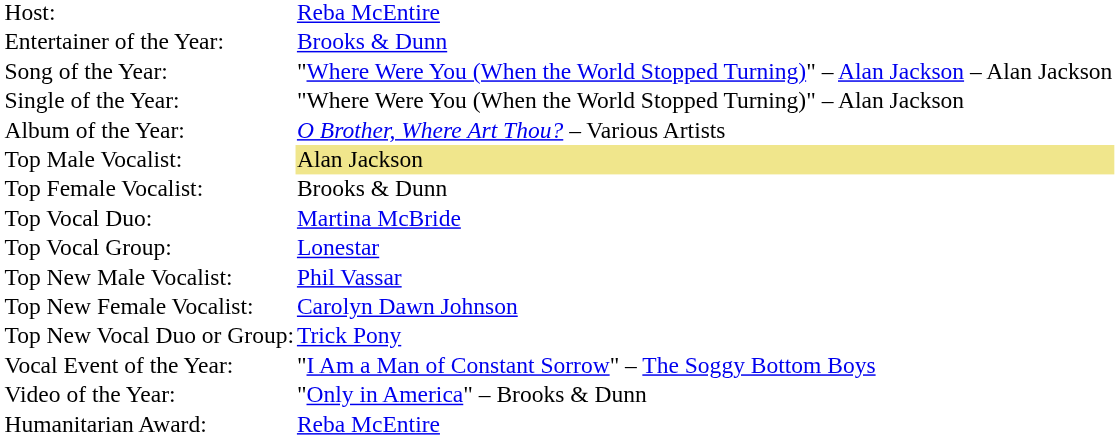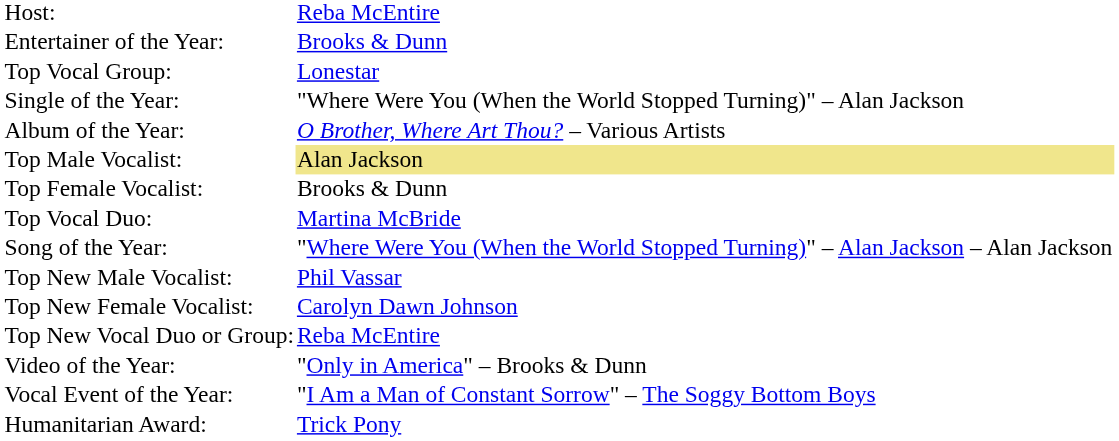rows swapped: (86, 71) <-> (88, 247)
(349, 335) Trick Pony -> (368, 335) Reba McEntire
rows swapped: (90, 394) <-> (119, 365)
(368, 424) Reba McEntire -> (349, 424) Trick Pony
